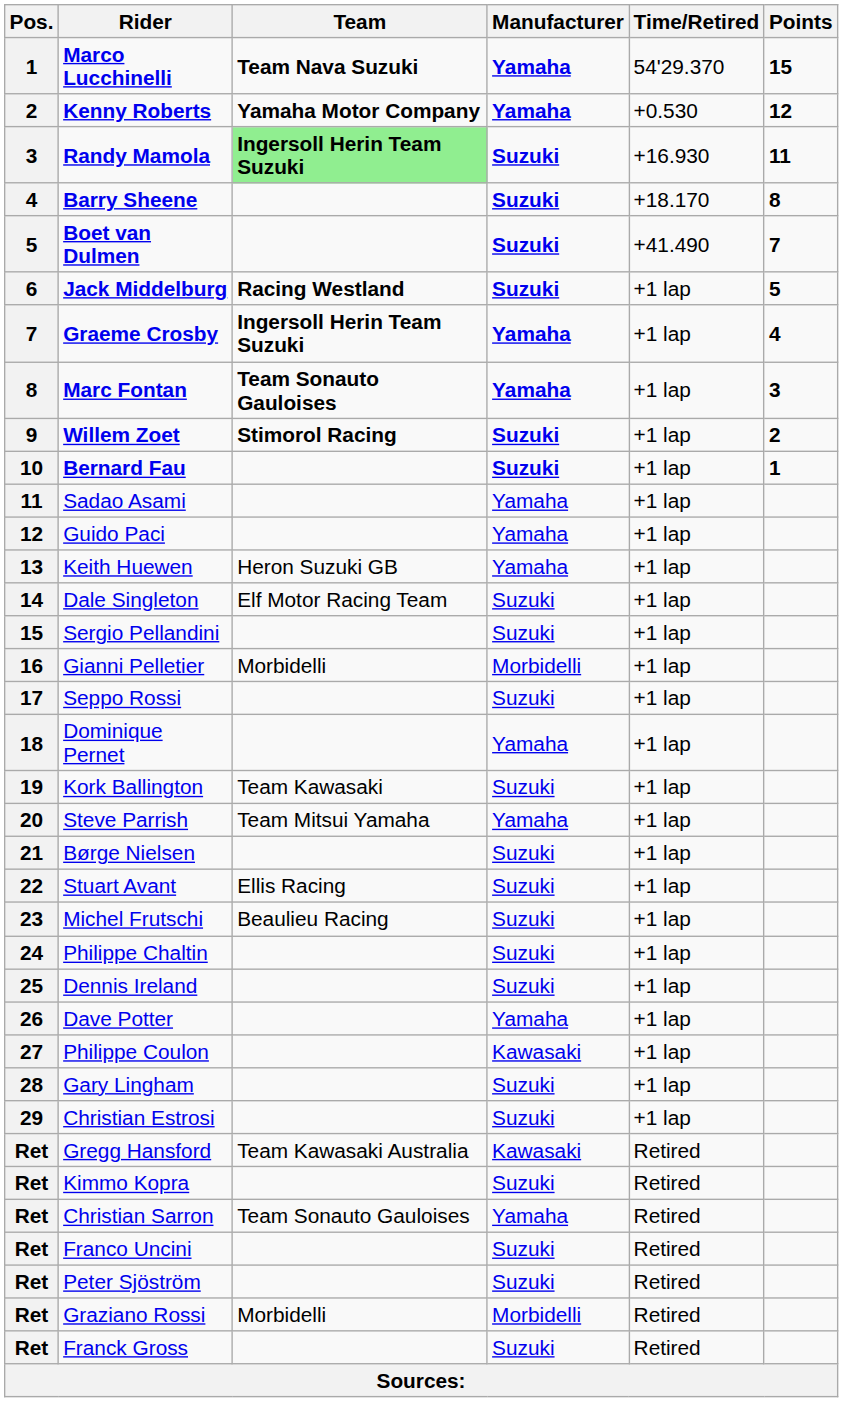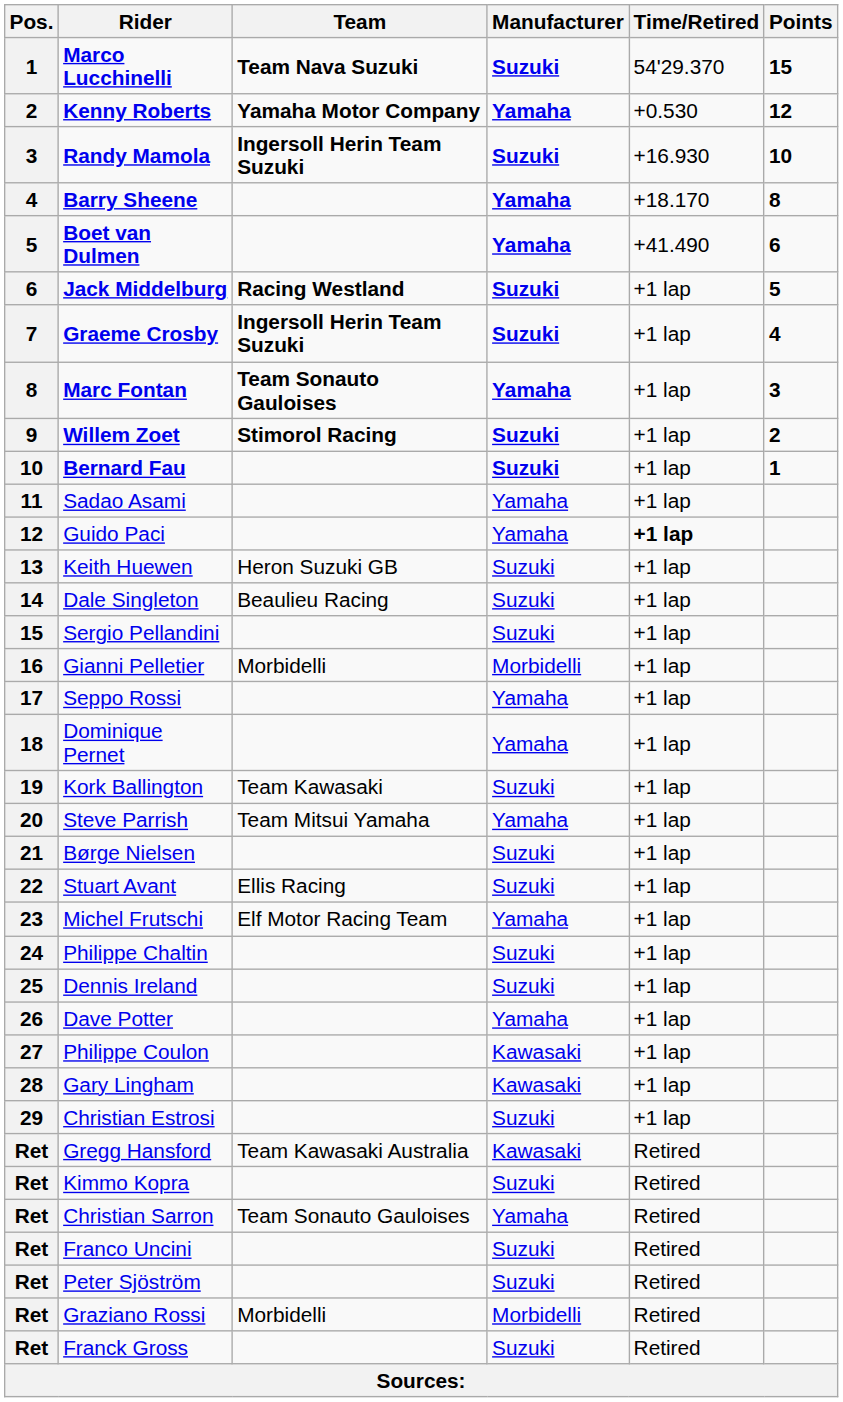(531, 66) Yamaha -> (526, 66) Suzuki
(339, 155) lightgreen background -> (339, 155) no background
(780, 155) 11 -> (781, 155) 10
(526, 200) Suzuki -> (531, 200) Yamaha
(526, 244) Suzuki -> (531, 244) Yamaha
(775, 244) 7 -> (775, 244) 6
(531, 334) Yamaha -> (526, 334) Suzuki
(662, 533) normal -> (663, 533) bold
(530, 566) Yamaha -> (523, 566) Suzuki
(342, 599) Elf Motor Racing Team -> (313, 599) Beaulieu Racing
(523, 698) Suzuki -> (530, 698) Yamaha
(313, 919) Beaulieu Racing -> (342, 919) Elf Motor Racing Team
(523, 919) Suzuki -> (530, 919) Yamaha
(523, 1084) Suzuki -> (537, 1084) Kawasaki
